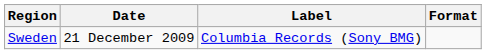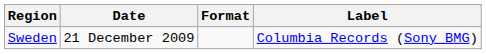columns swapped: (312, 16) <-> (453, 16)
